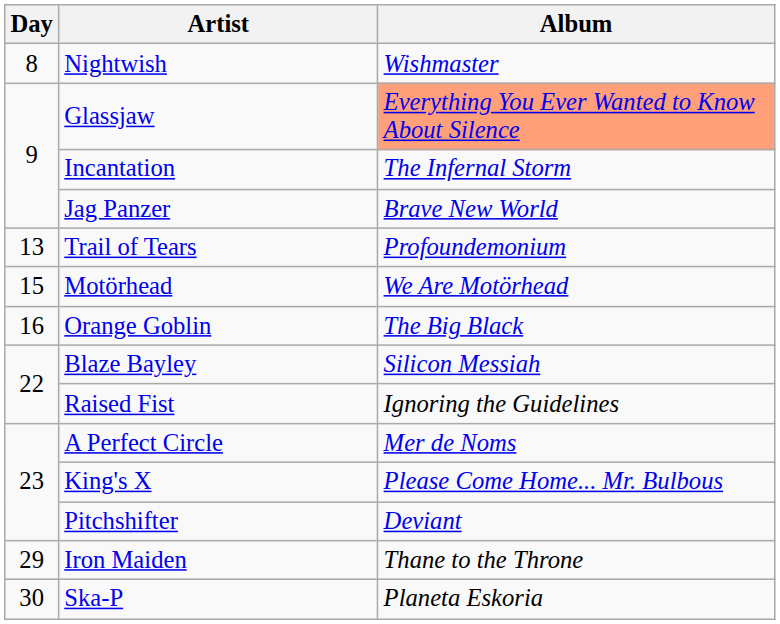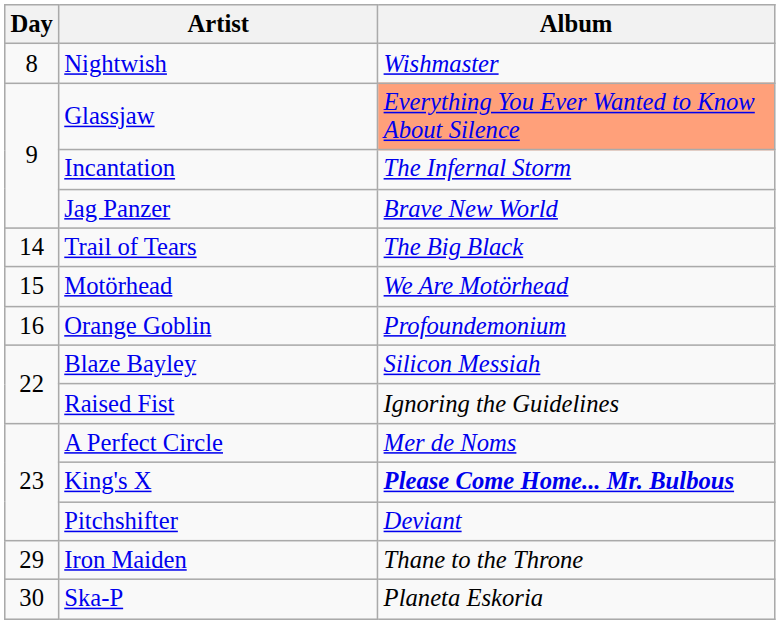(32, 247) 13 -> (32, 247) 14
(475, 247) Profoundemonium -> (453, 247) The Big Black
(453, 325) The Big Black -> (475, 325) Profoundemonium
(553, 481) normal -> (559, 481) bold
